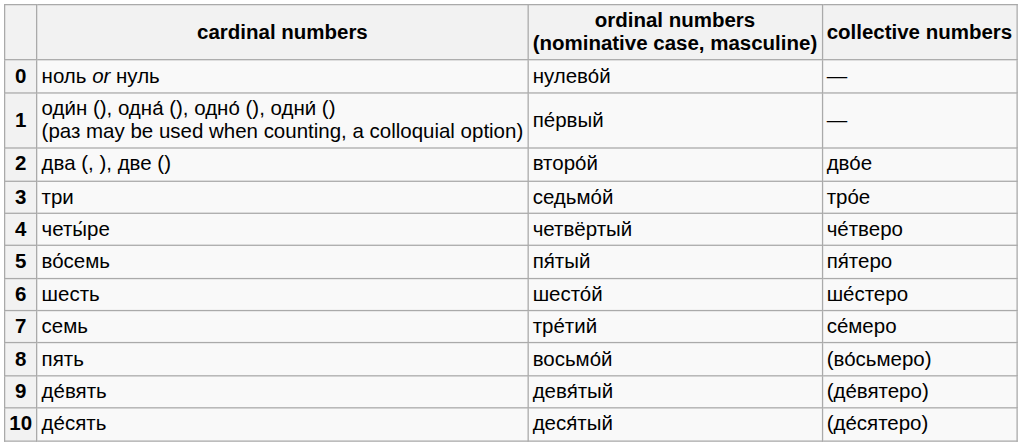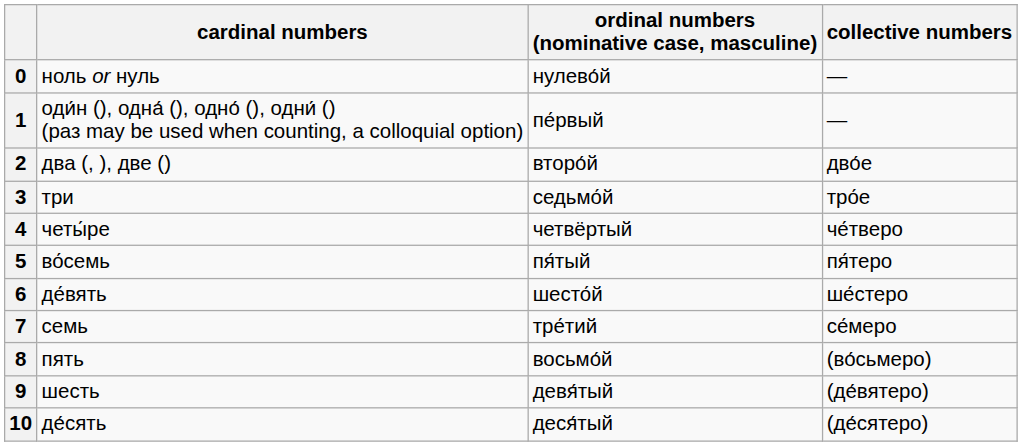(71, 294) шесть -> (74, 294) де́вять
(74, 391) де́вять -> (71, 391) шесть
